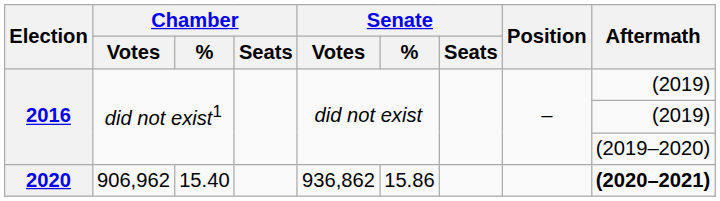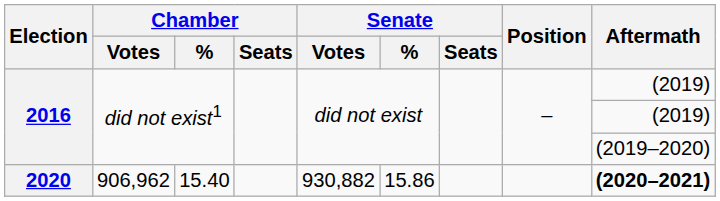(338, 180) 936,862 -> (338, 180) 930,882
